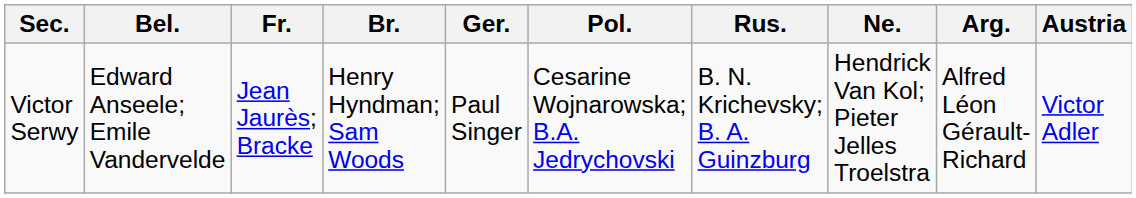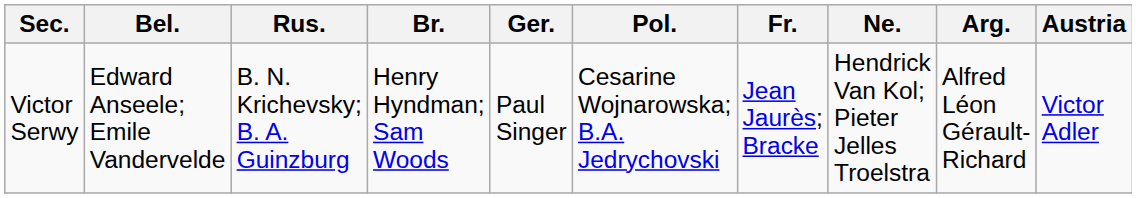columns swapped: (277, 23) <-> (760, 23)
